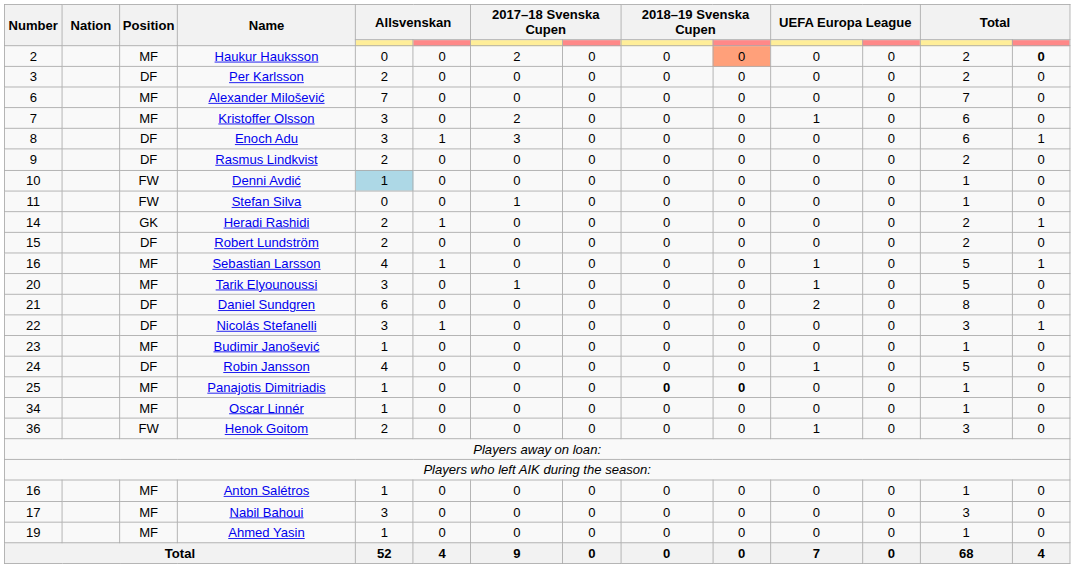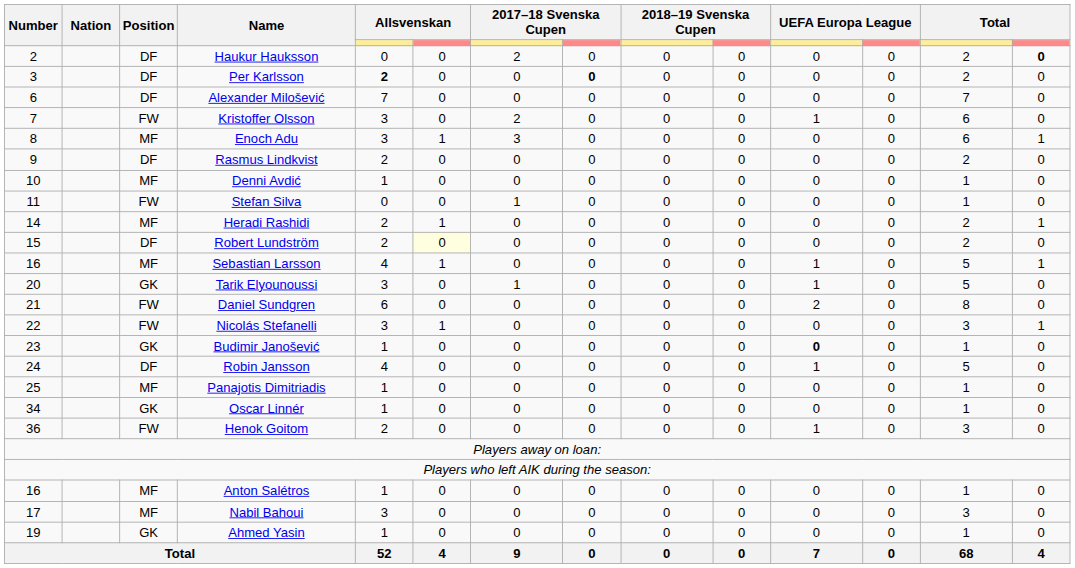(149, 56) MF -> (149, 56) DF
(742, 56) lightsalmon background -> (742, 56) no background
(384, 77) normal -> (384, 77) bold
(592, 77) normal -> (592, 77) bold
(149, 98) MF -> (149, 98) DF
(149, 118) MF -> (149, 118) FW
(149, 139) DF -> (149, 139) MF
(149, 181) FW -> (149, 181) MF
(384, 181) lightblue background -> (384, 181) no background
(149, 222) GK -> (149, 222) MF
(442, 243) no background -> (442, 243) lightyellow background
(149, 284) MF -> (149, 284) GK
(149, 305) DF -> (149, 305) FW
(149, 325) DF -> (149, 325) FW
(149, 346) MF -> (149, 346) GK
(816, 346) normal -> (816, 346) bold
(667, 387) bold -> (667, 387) normal
(742, 387) bold -> (742, 387) normal
(149, 408) MF -> (149, 408) GK
(149, 532) MF -> (149, 532) GK
